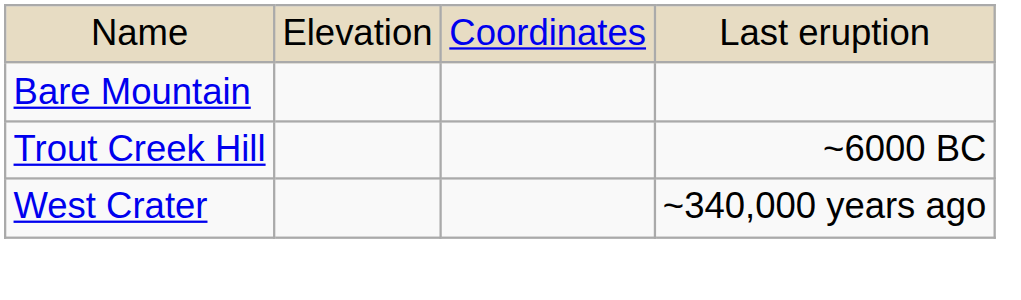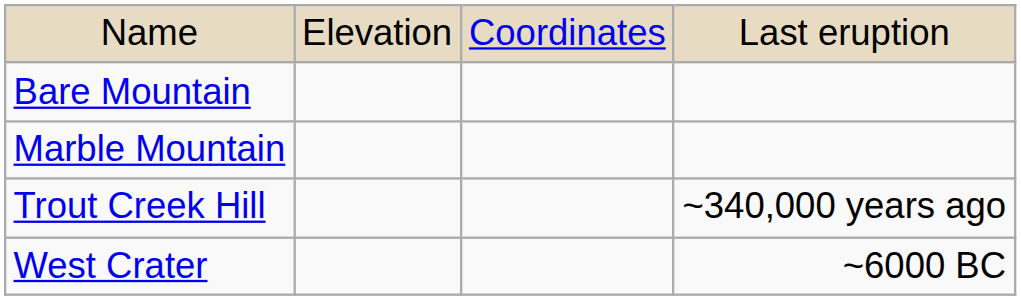+ row: (149, 149)
(905, 149) ~6000 BC -> (844, 206) ~340,000 years ago
(825, 206) ~340,000 years ago -> (924, 264) ~6000 BC
